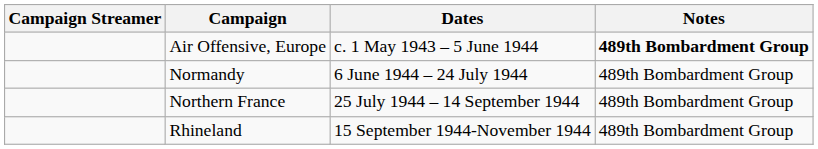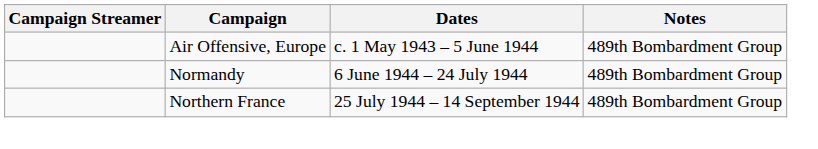(704, 46) bold -> (685, 46) normal
- row: (206, 130)
